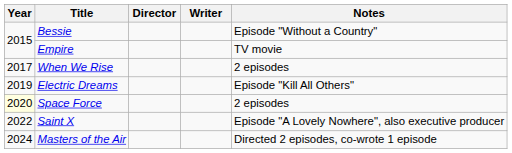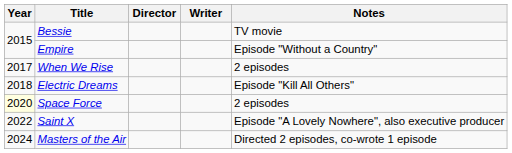(306, 31) Episode "Without a Country" -> (258, 31) TV movie
(258, 49) TV movie -> (306, 49) Episode "Without a Country"
(20, 85) 2019 -> (20, 85) 2018
